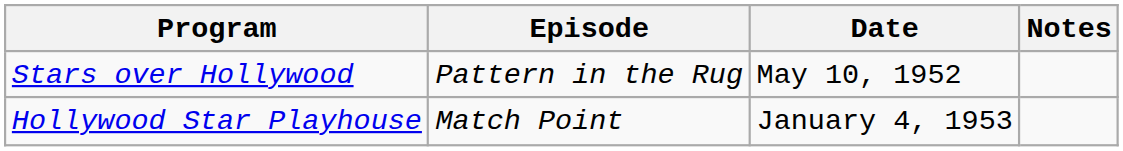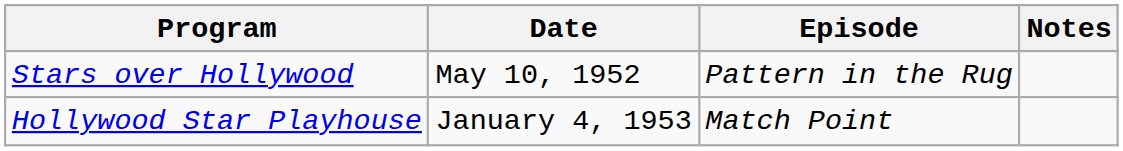columns swapped: (589, 28) <-> (885, 28)
